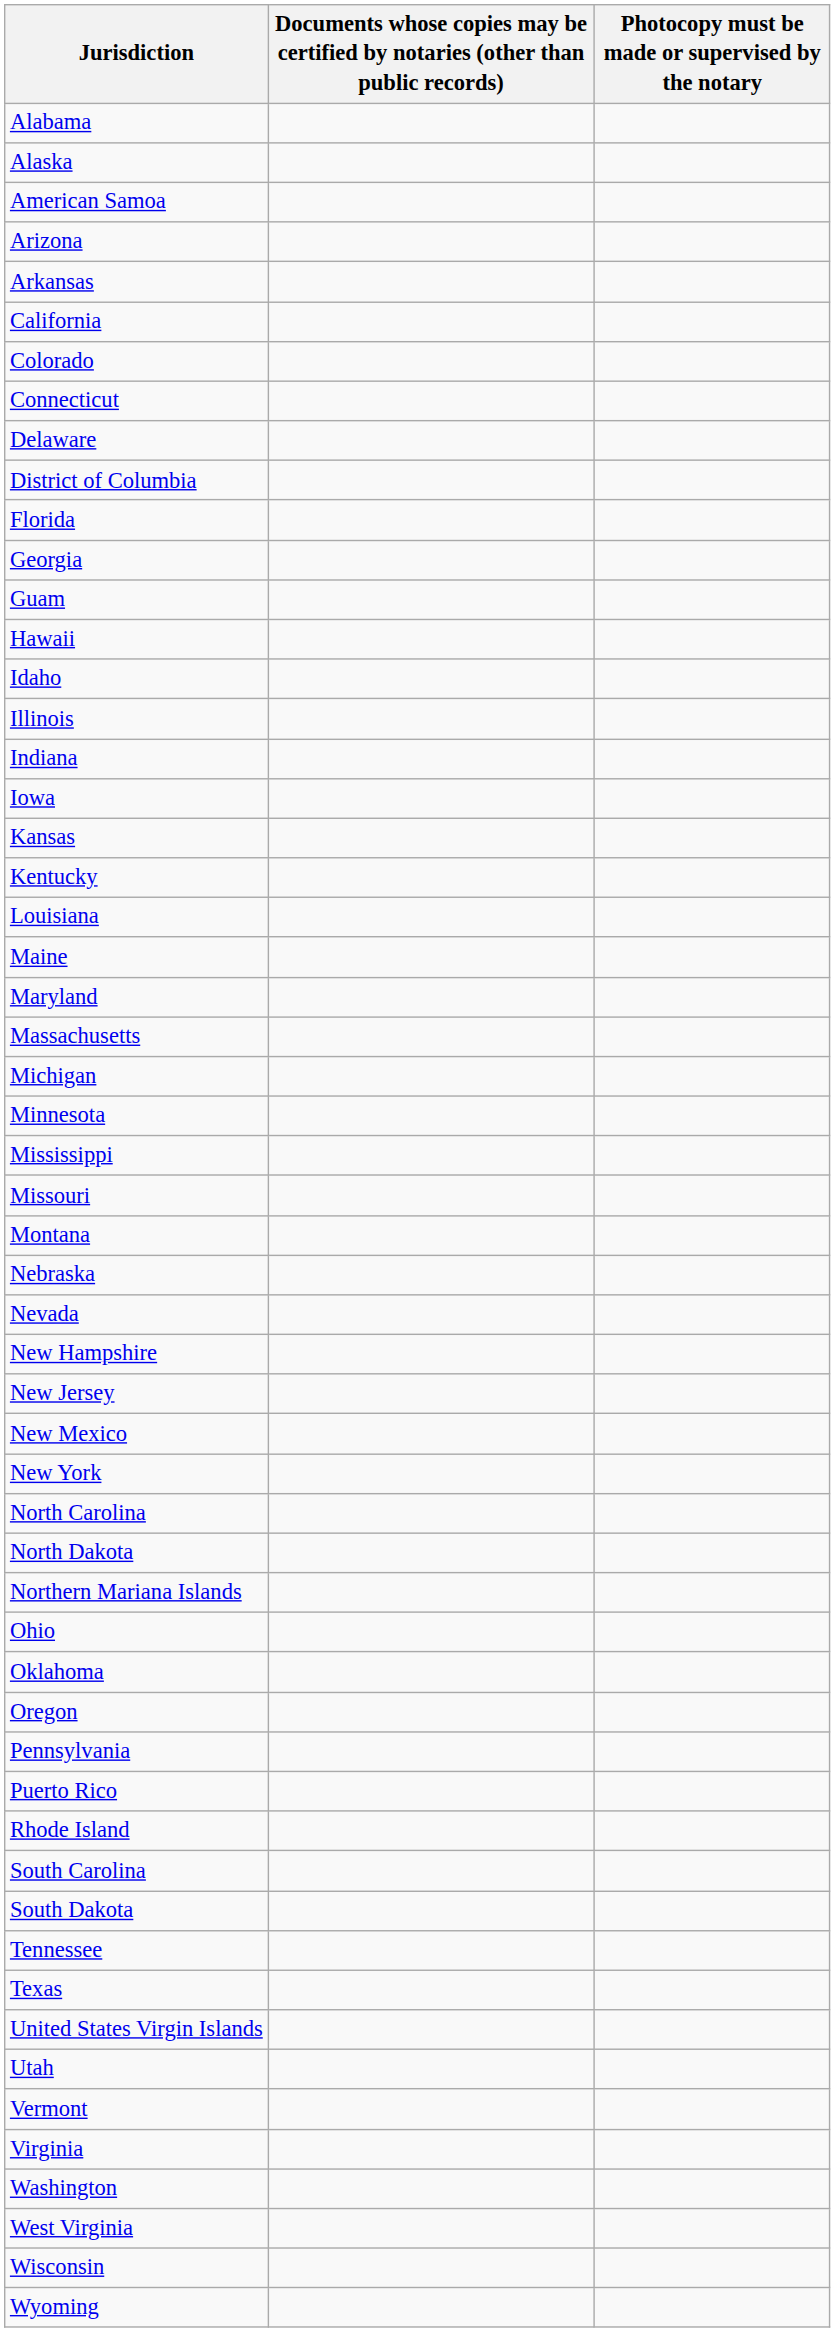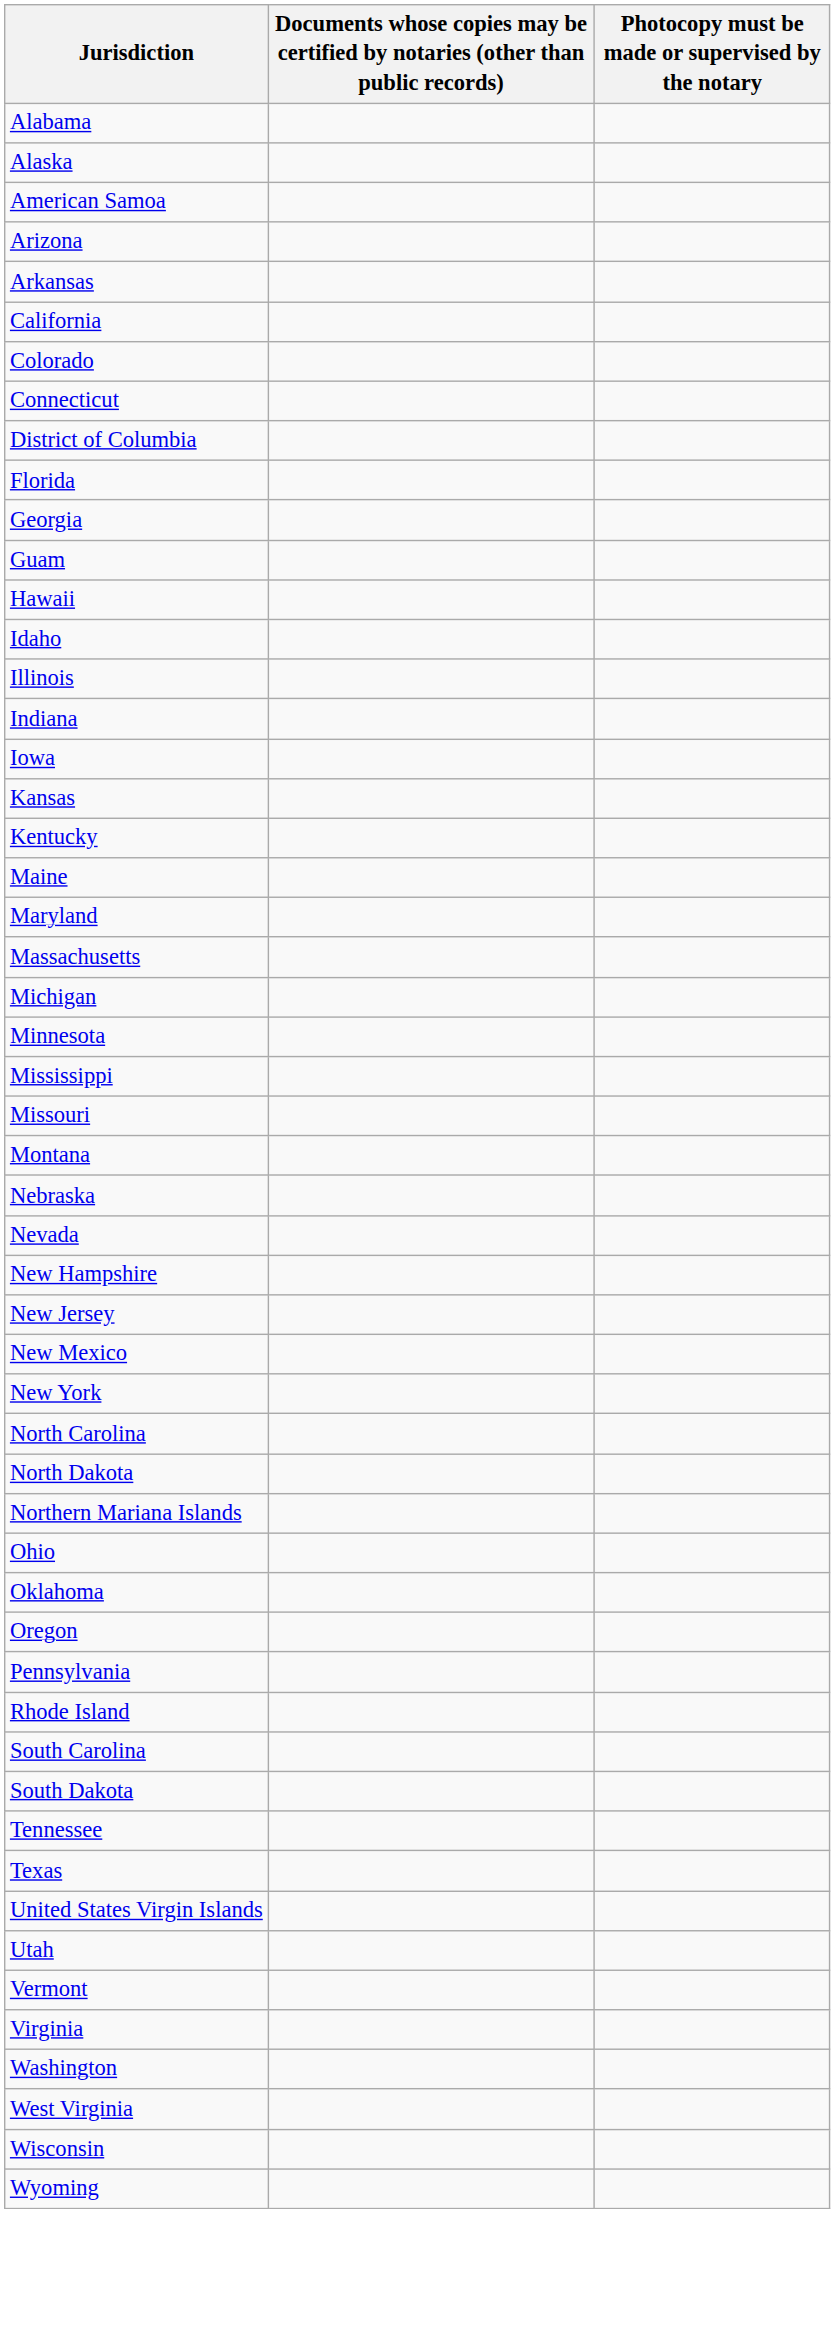- row: (53, 439)
- row: (54, 916)
- row: (63, 1790)
